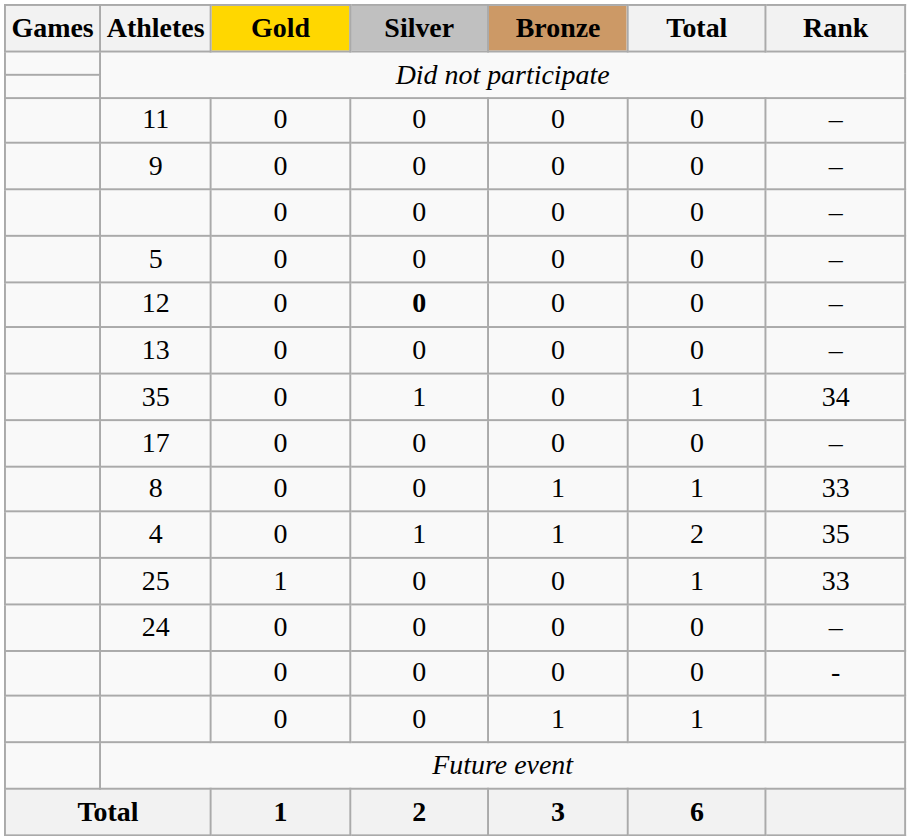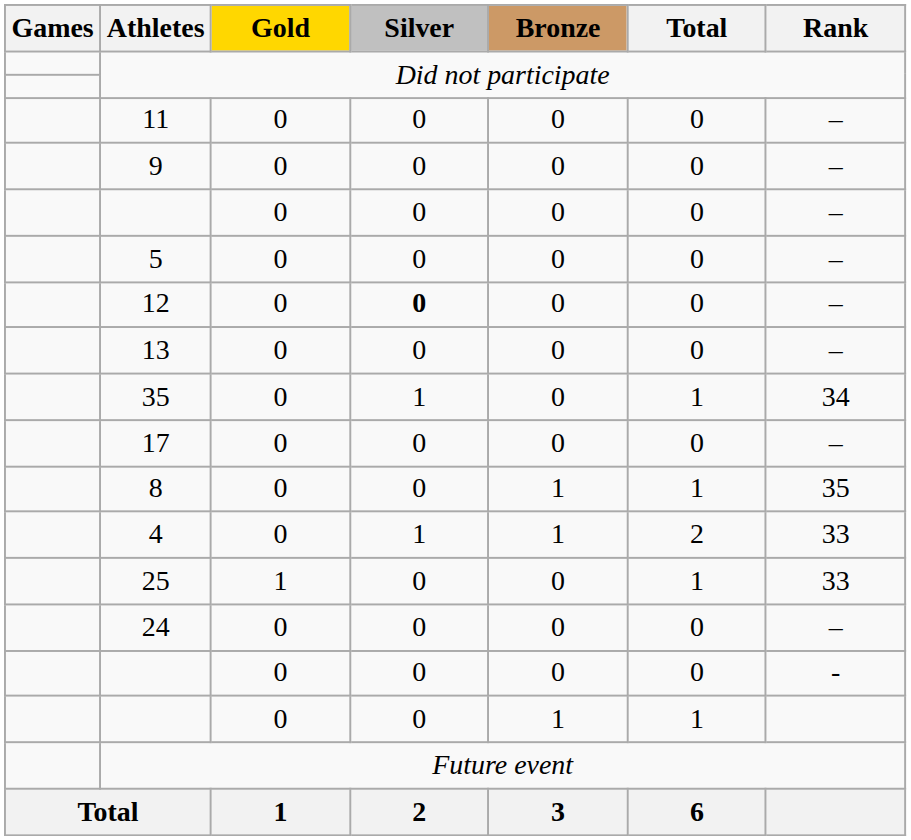(836, 488) 33 -> (836, 488) 35
(836, 534) 35 -> (836, 534) 33
